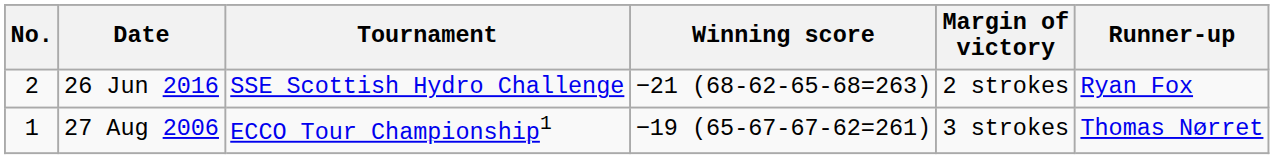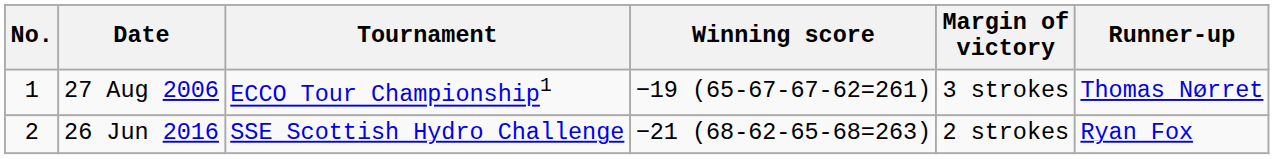rows swapped: (142, 130) <-> (142, 89)
